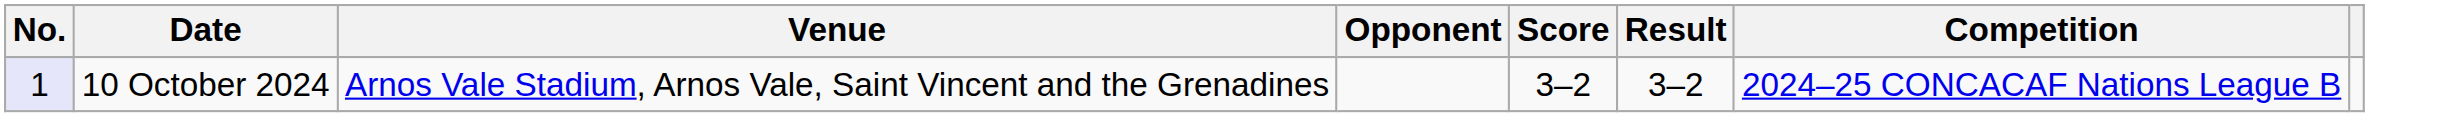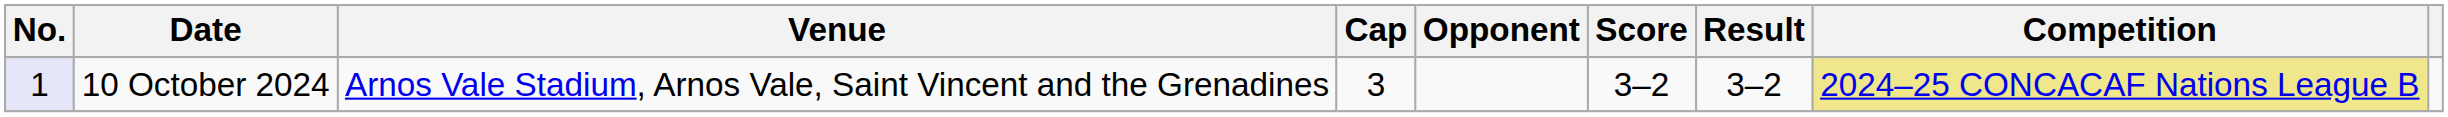+ column: (1376, 30)
(2042, 83) no background -> (2120, 83) khaki background
